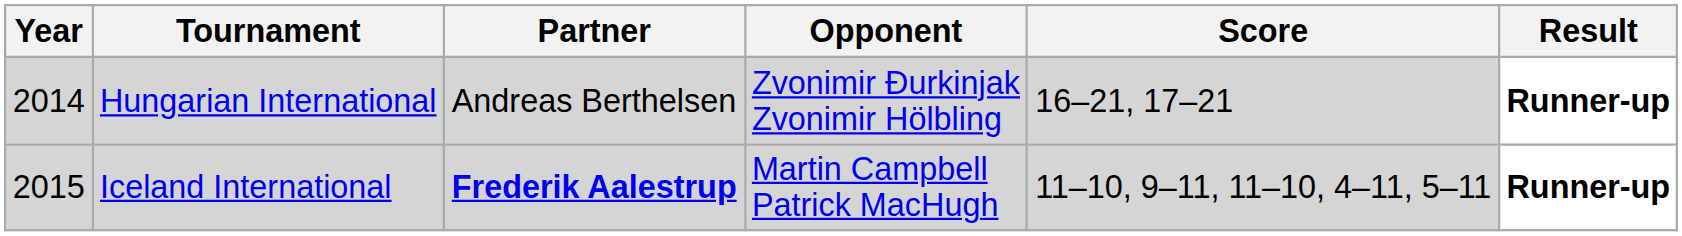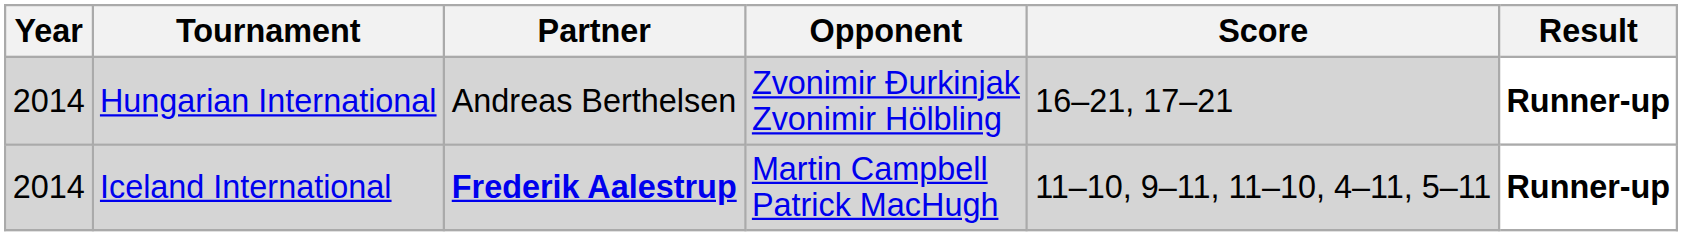(49, 187) 2015 -> (49, 187) 2014
